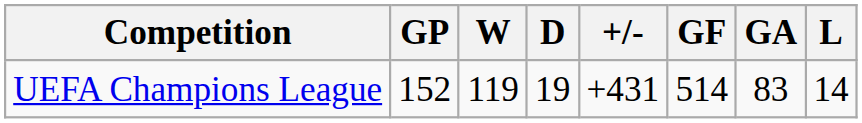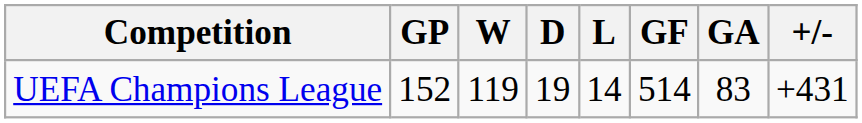columns swapped: (831, 32) <-> (623, 32)
